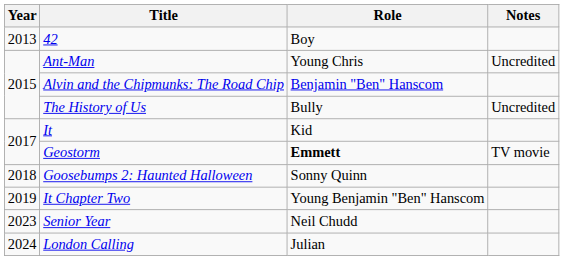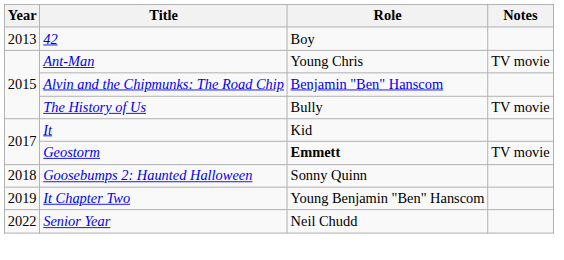(523, 61) Uncredited -> (520, 61) TV movie
(523, 107) Uncredited -> (520, 107) TV movie
(22, 221) 2023 -> (22, 221) 2022
- row: (89, 244)
